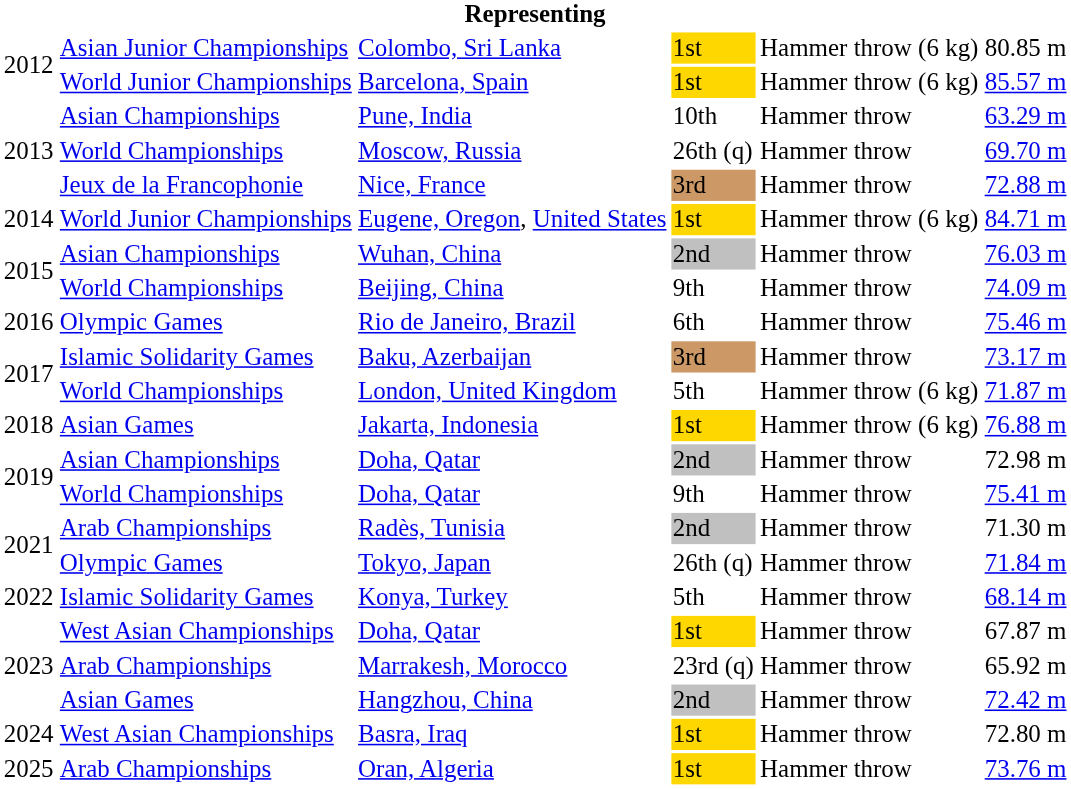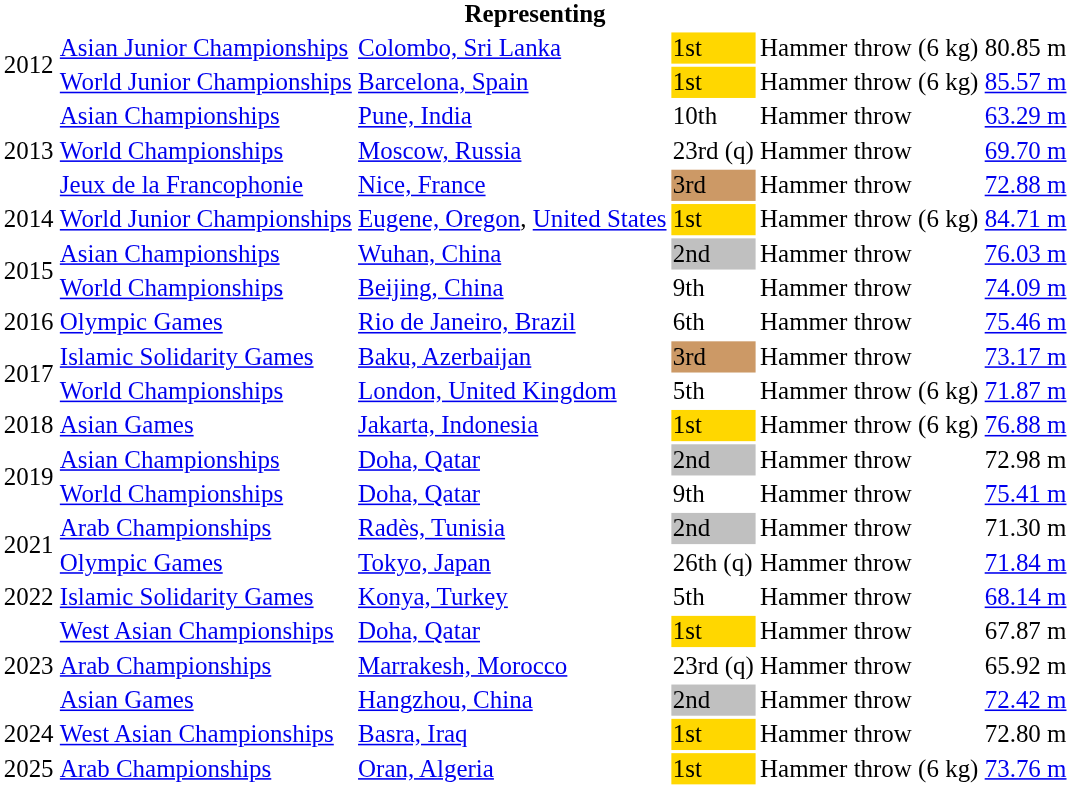(713, 150) 26th (q) -> (713, 150) 23rd (q)
(836, 768) Hammer throw -> (869, 768) Hammer throw (6 kg)
